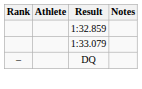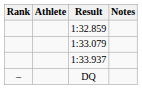+ row: (89, 60)
